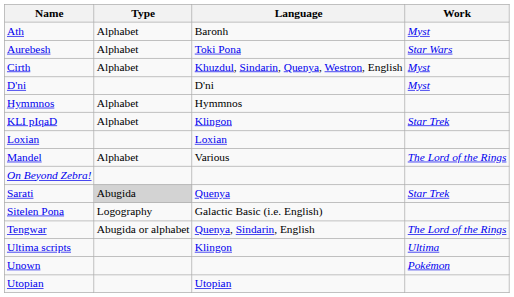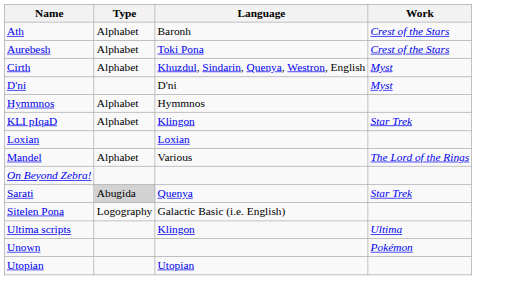(419, 31) Myst -> (410, 31) Crest of the Stars
(430, 49) Star Wars -> (410, 49) Crest of the Stars
- row: (27, 229)
